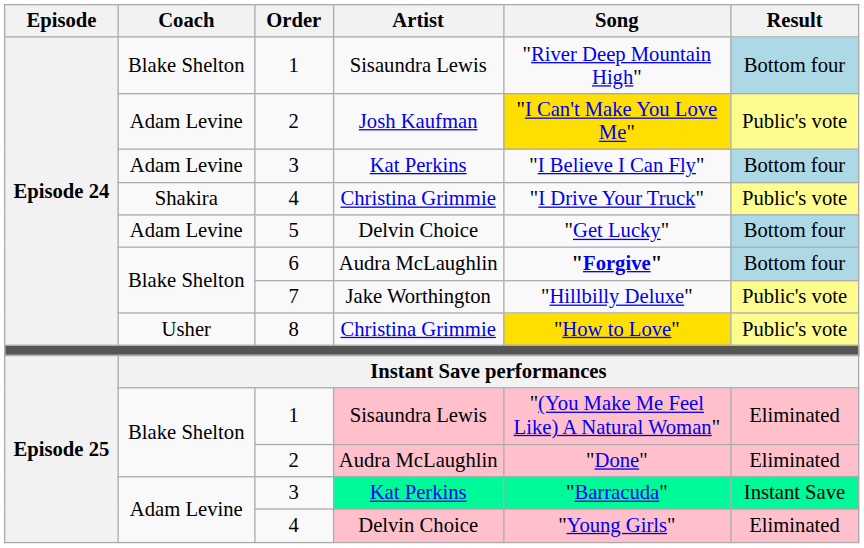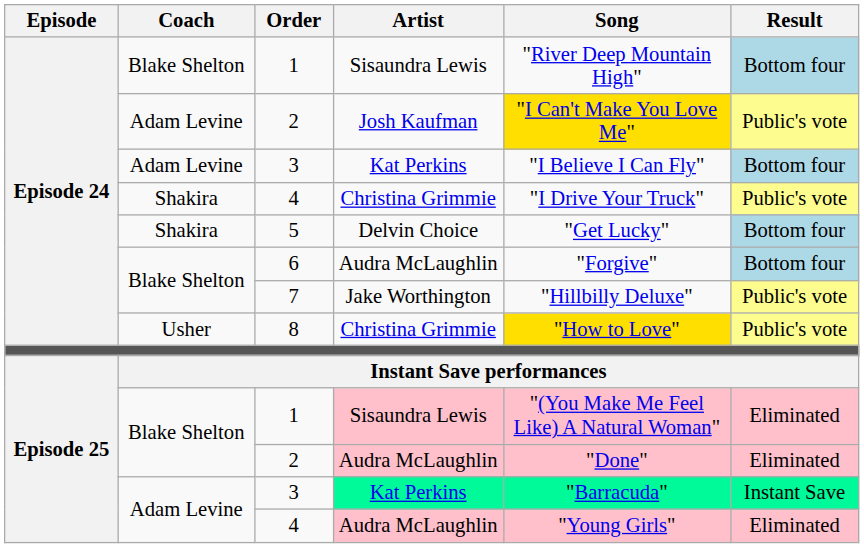(186, 230) Adam Levine -> (186, 230) Shakira
(617, 263) bold -> (617, 263) normal
(418, 525) Delvin Choice -> (418, 525) Audra McLaughlin
